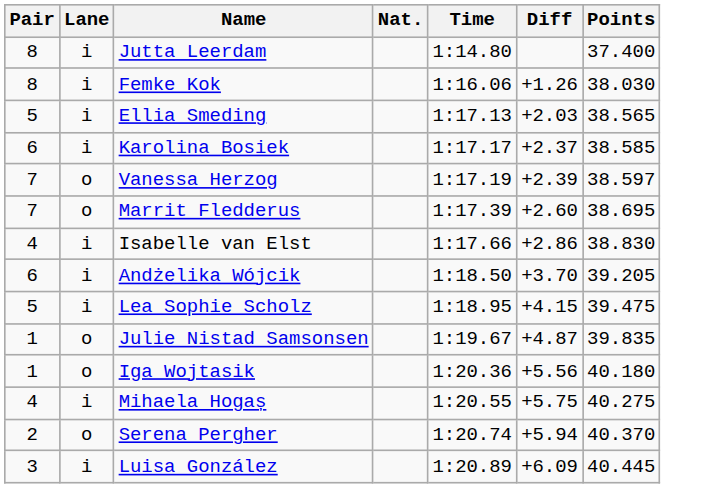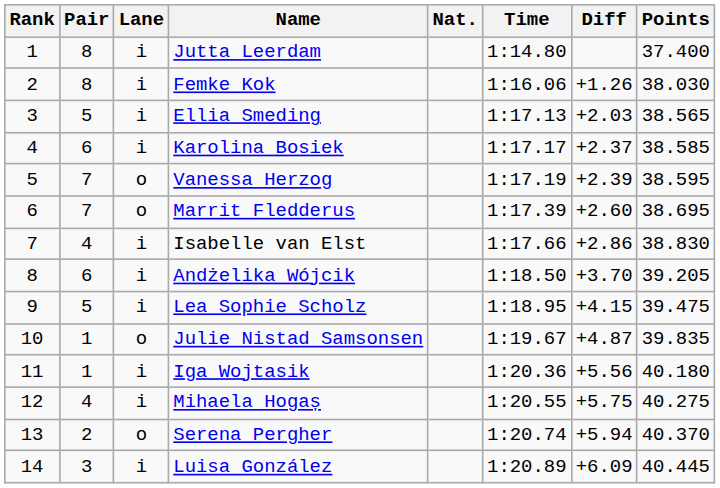+ column: (32, 20)
(621, 180) 38.597 -> (676, 180) 38.595
(87, 371) o -> (141, 371) i
